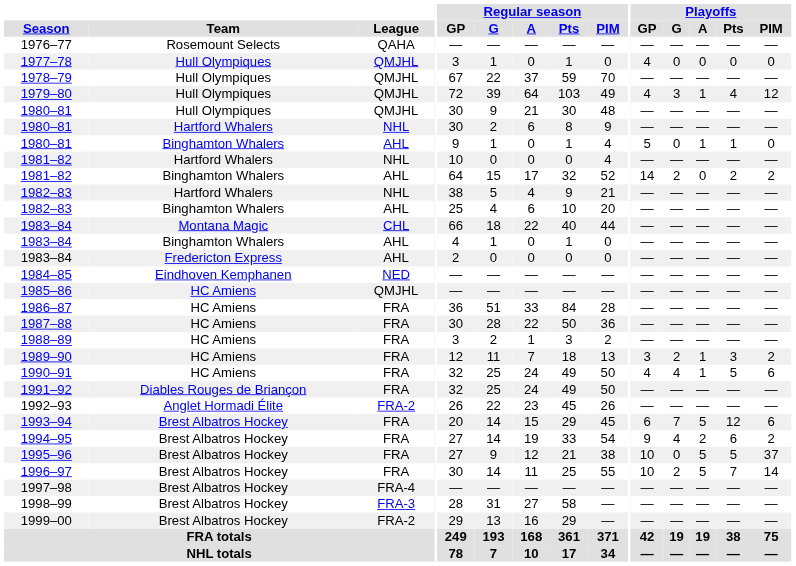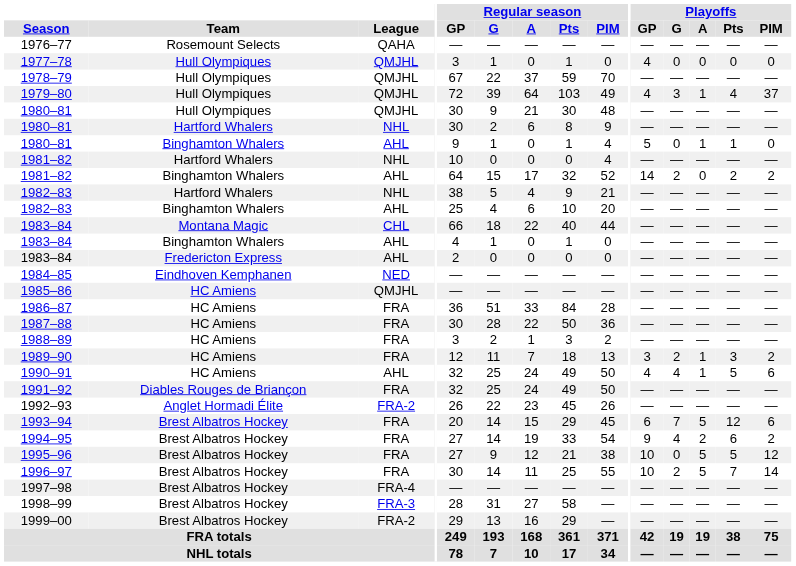(771, 94) 12 -> (771, 94) 37
(396, 373) FRA -> (396, 373) AHL
(771, 455) 37 -> (771, 455) 12
